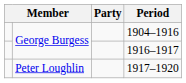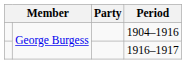- row: (153, 68)
